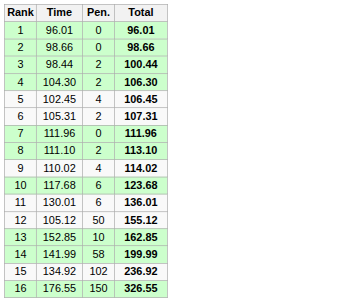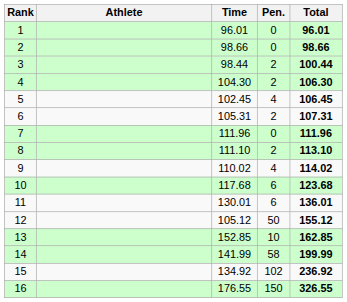+ column: (124, 13)
